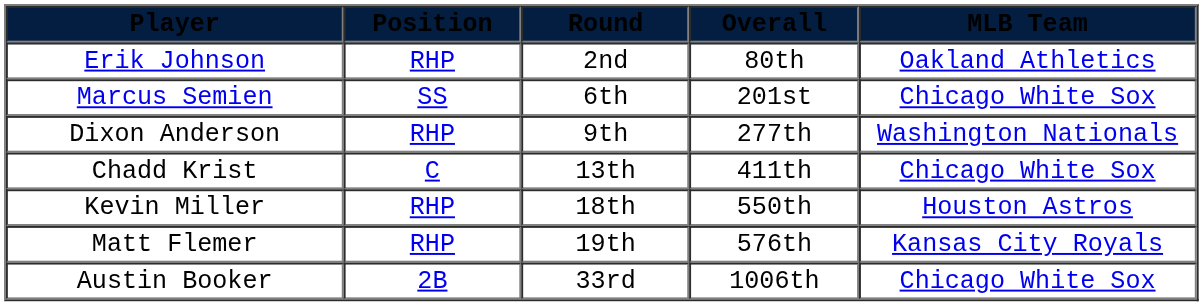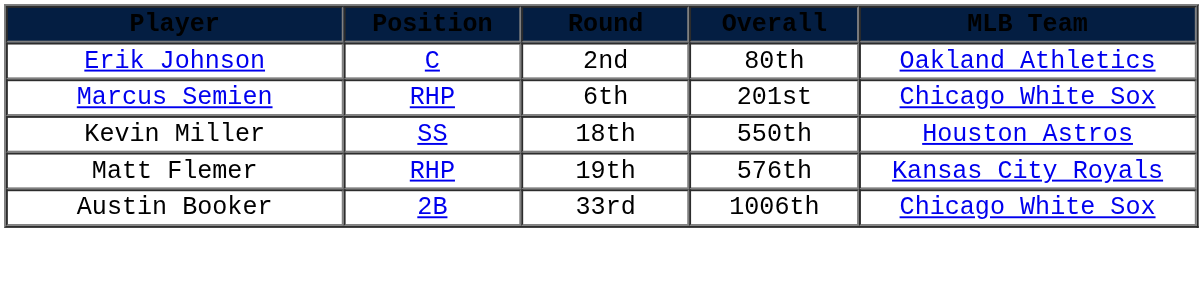(432, 61) RHP -> (432, 61) C
(432, 98) SS -> (432, 98) RHP
- row: (175, 134)
- row: (175, 171)
(432, 208) RHP -> (432, 134) SS
